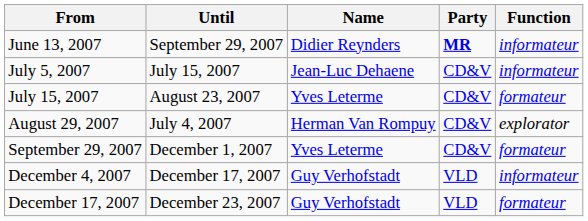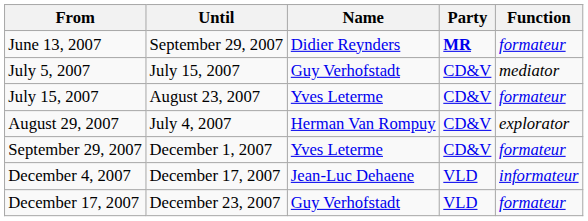(539, 44) informateur -> (532, 44) formateur
(352, 70) Jean-Luc Dehaene -> (345, 70) Guy Verhofstadt
(539, 70) informateur -> (529, 70) mediator
(345, 176) Guy Verhofstadt -> (352, 176) Jean-Luc Dehaene
